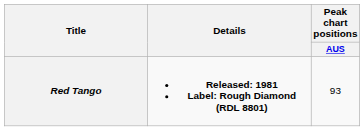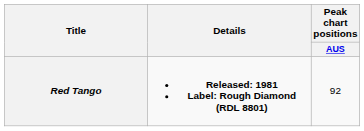(335, 91) 93 -> (335, 91) 92
